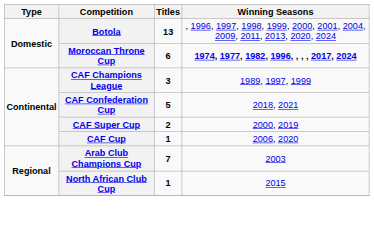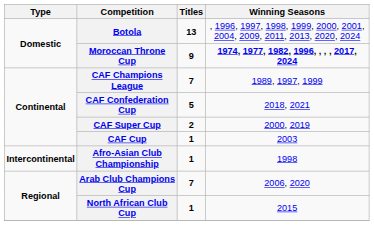(168, 56) 6 -> (191, 56) 9
(168, 81) 3 -> (191, 81) 7
(276, 139) 2006, 2020 -> (287, 139) 2003
+ row: (127, 159)
(276, 159) 2003 -> (287, 183) 2006, 2020
